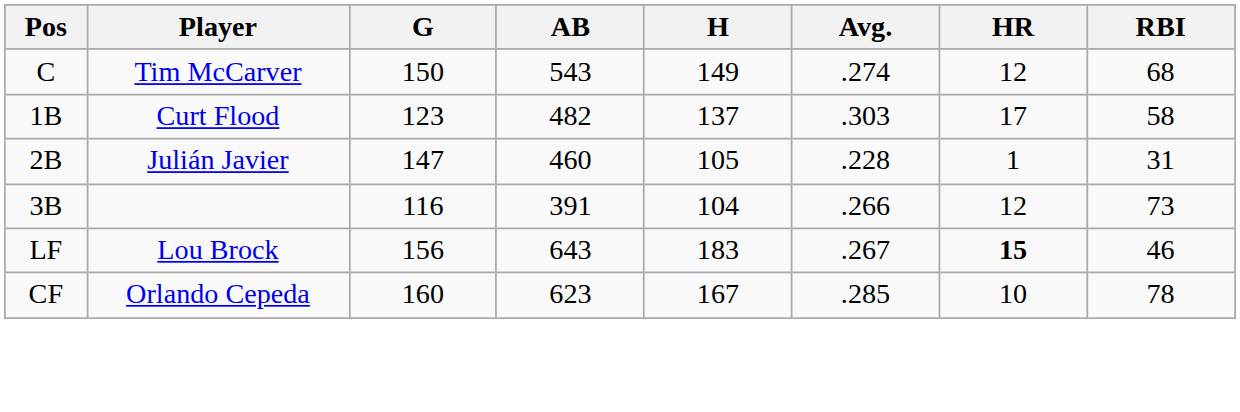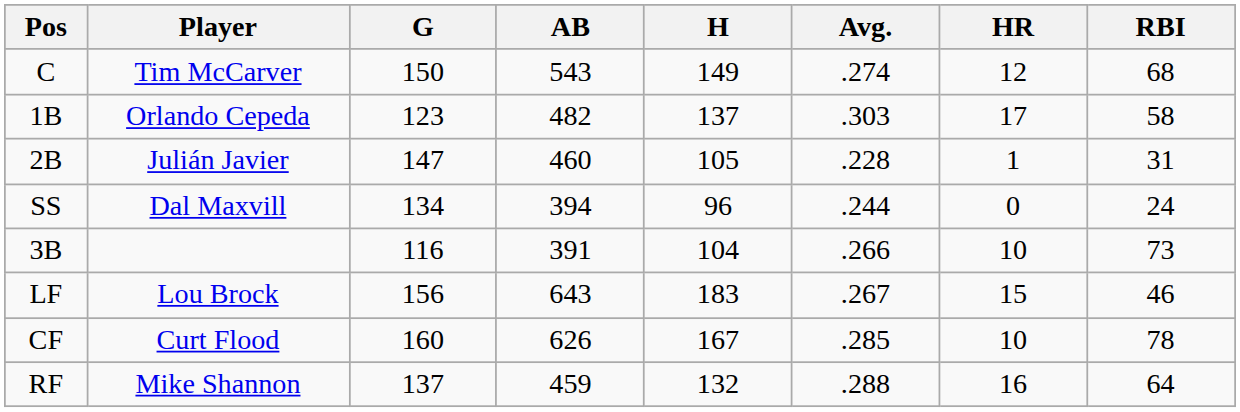(218, 116) Curt Flood -> (218, 116) Orlando Cepeda
+ row: (46, 205)
(1013, 205) 12 -> (1013, 250) 10
(1013, 250) bold -> (1013, 294) normal
(218, 294) Orlando Cepeda -> (218, 339) Curt Flood
(570, 294) 623 -> (570, 339) 626
+ row: (46, 384)
